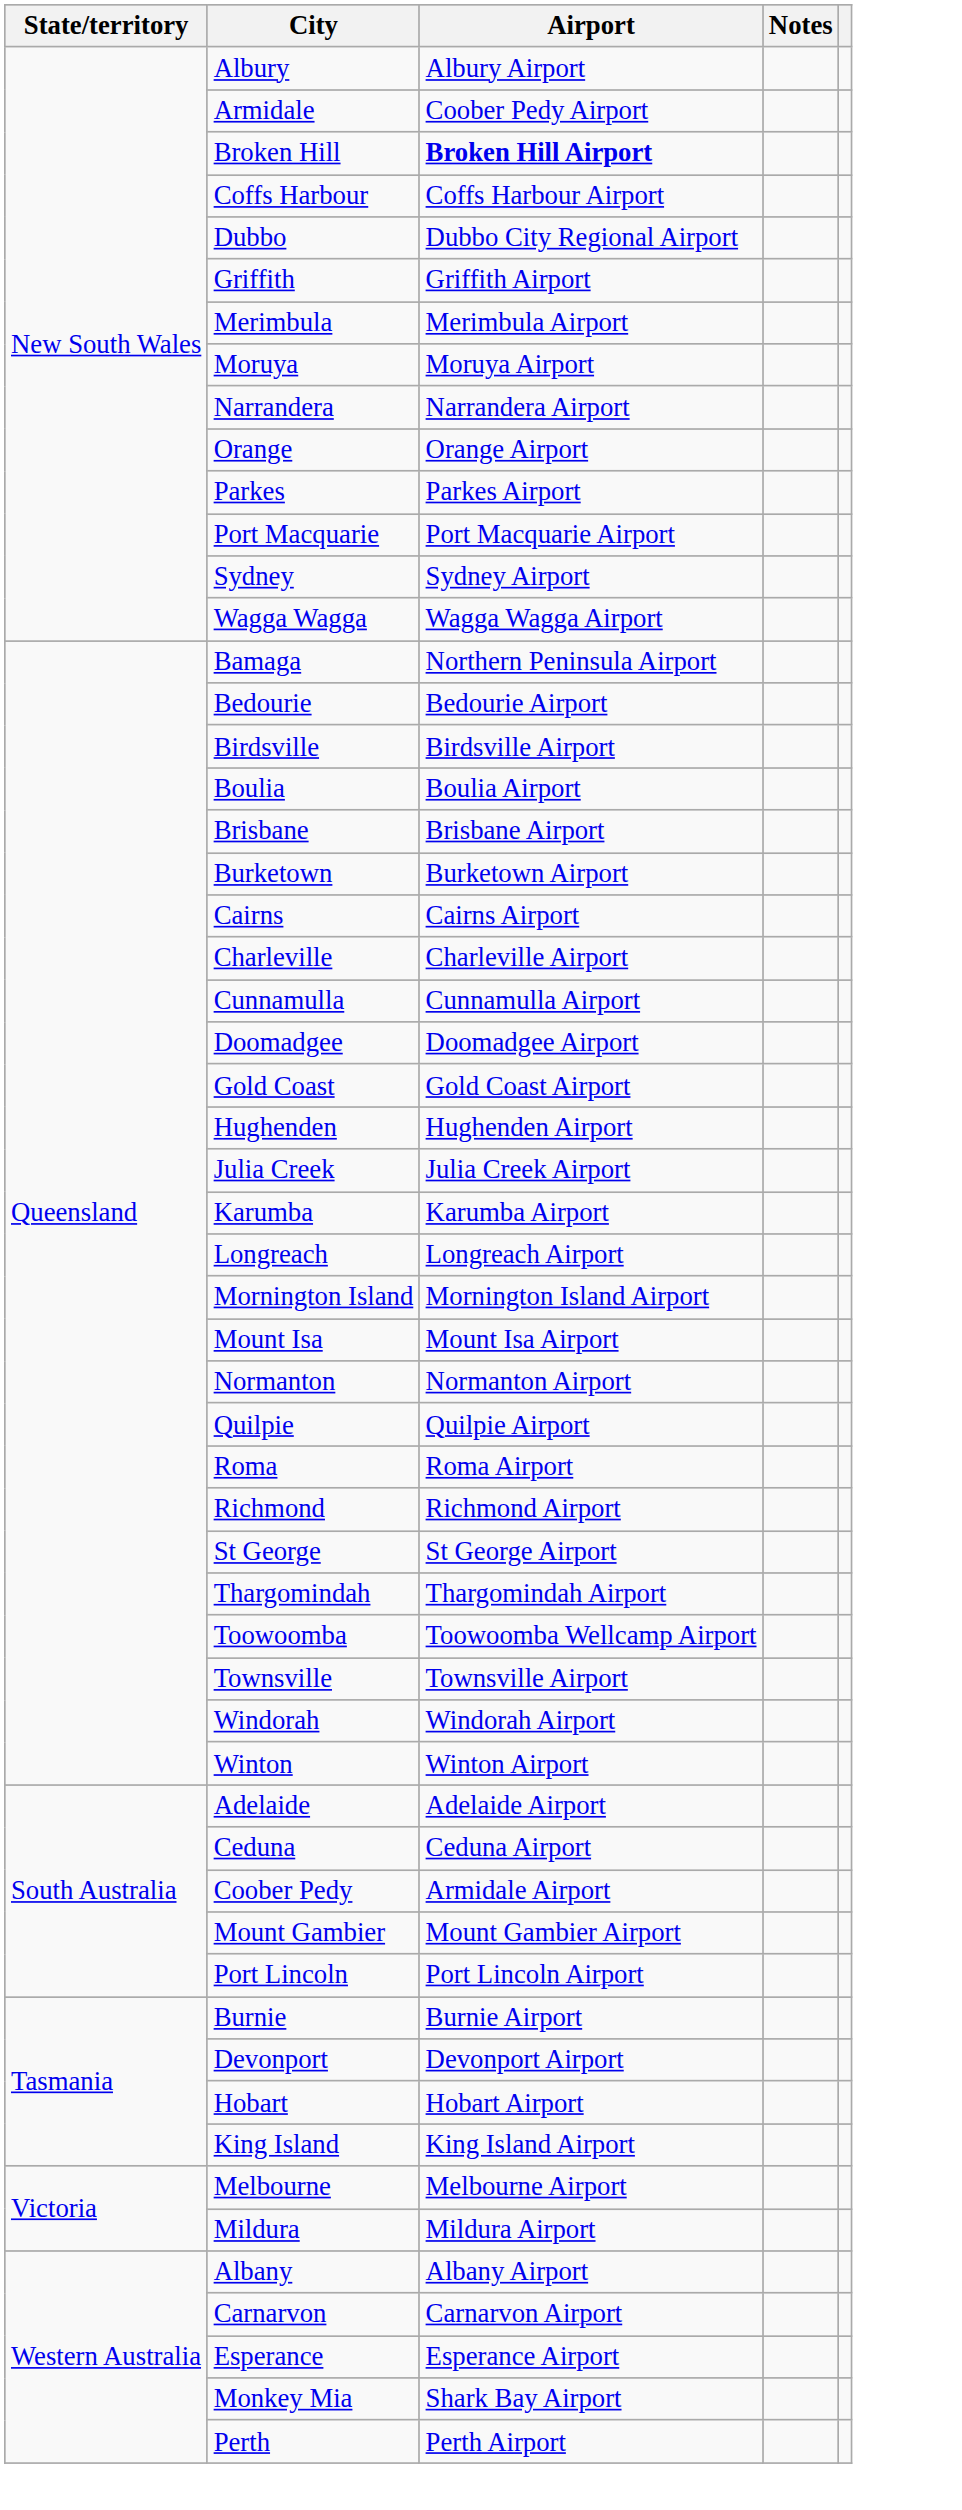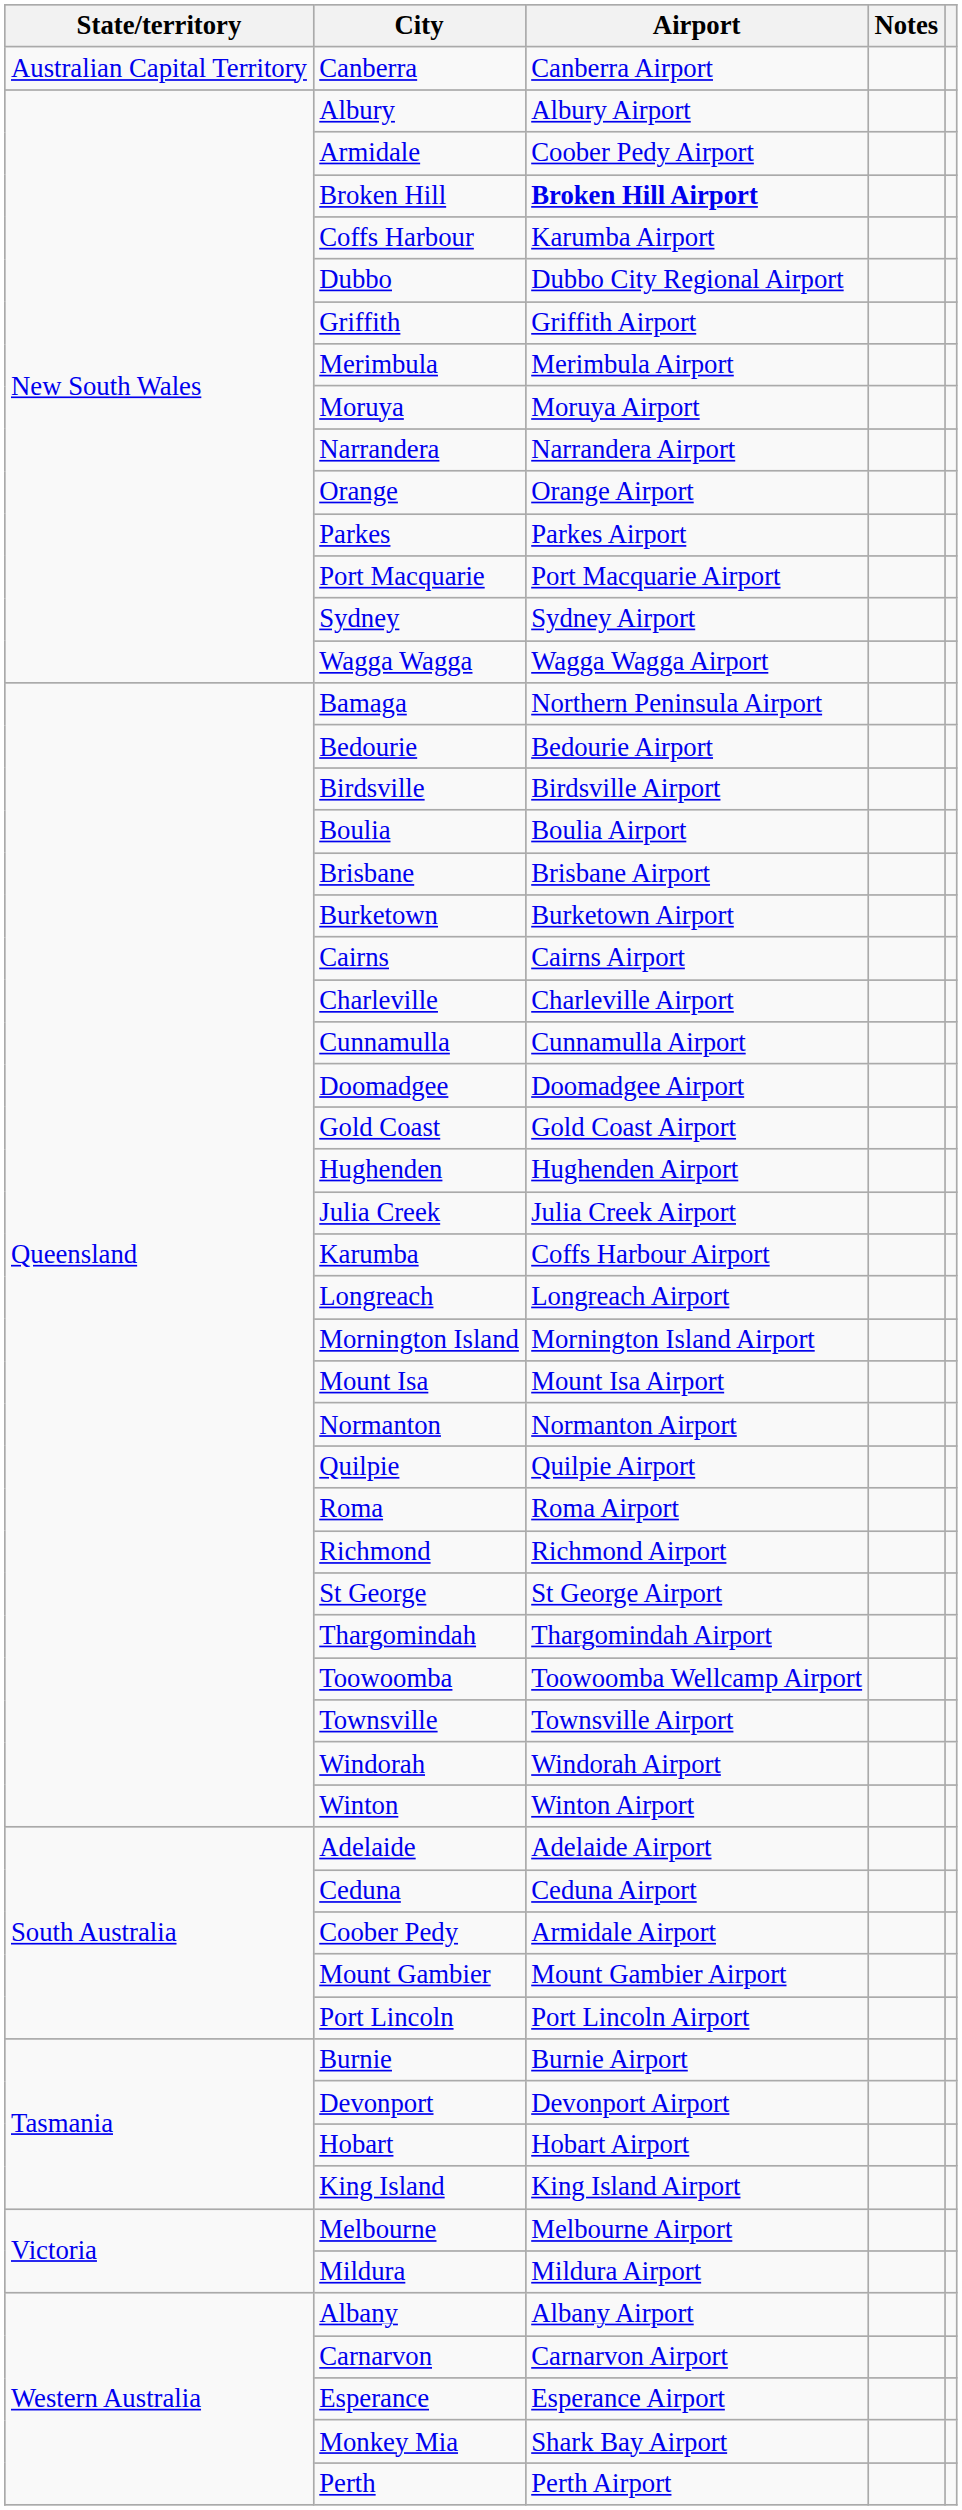+ row: (368, 68)
(545, 195) Coffs Harbour Airport -> (623, 237) Karumba Airport
(517, 1212) Karumba Airport -> (650, 1254) Coffs Harbour Airport
